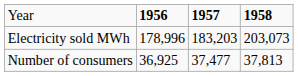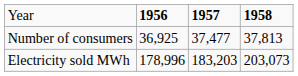rows swapped: (70, 60) <-> (69, 37)
